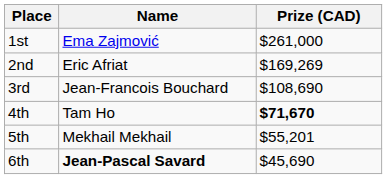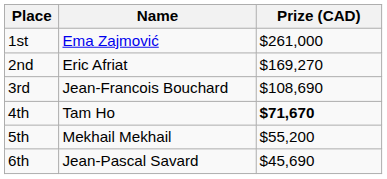(291, 64) $169,269 -> (291, 64) $169,270
(287, 137) $55,201 -> (287, 137) $55,200
(134, 161) bold -> (130, 161) normal
